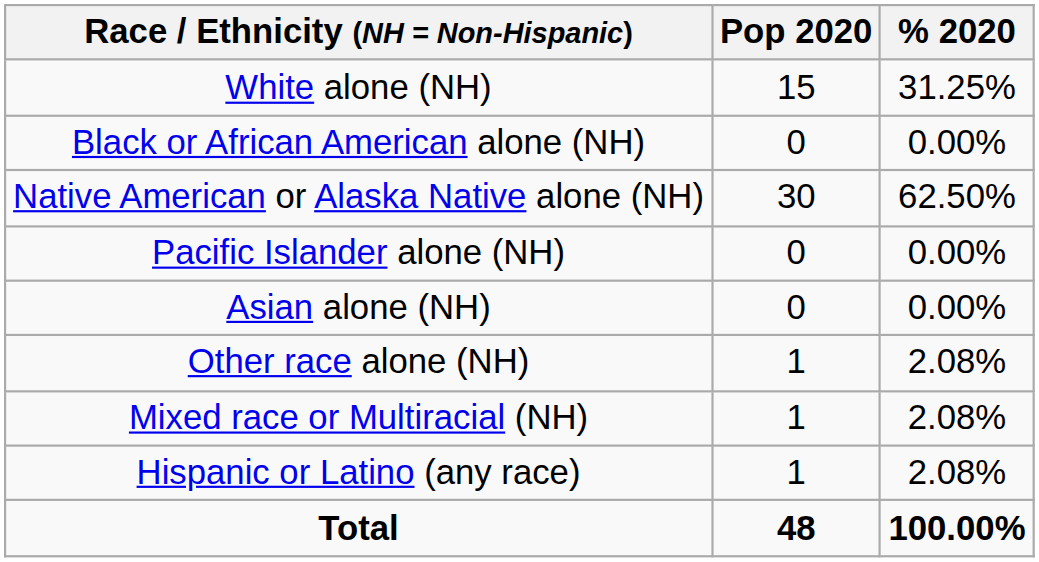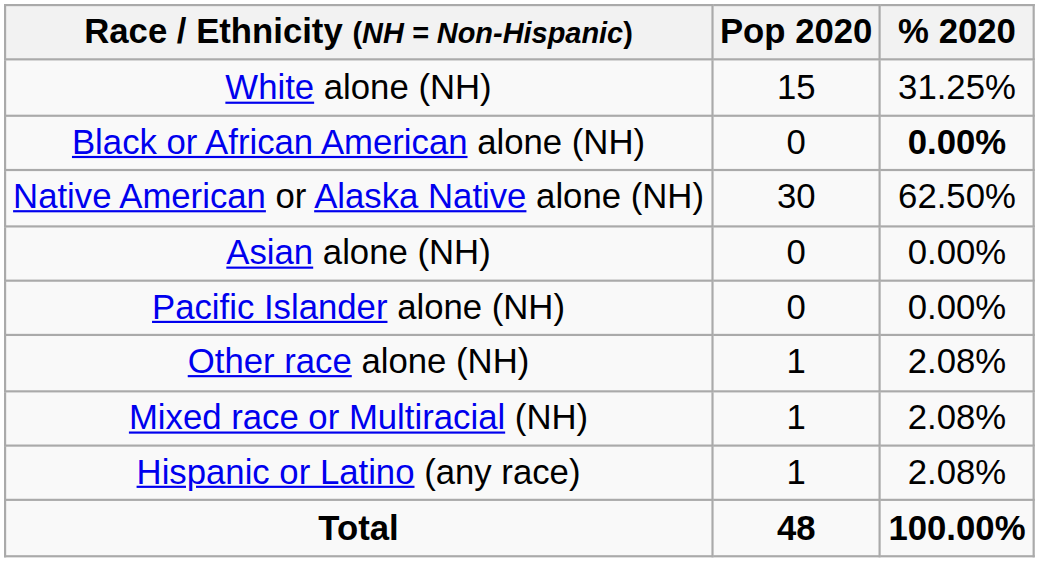(957, 142) normal -> (957, 142) bold
rows swapped: (359, 307) <-> (359, 252)
